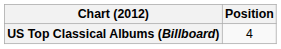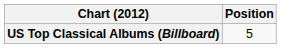(249, 33) 4 -> (249, 33) 5
